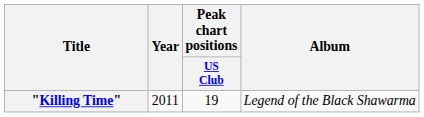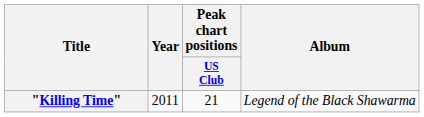(211, 101) 19 -> (211, 101) 21
